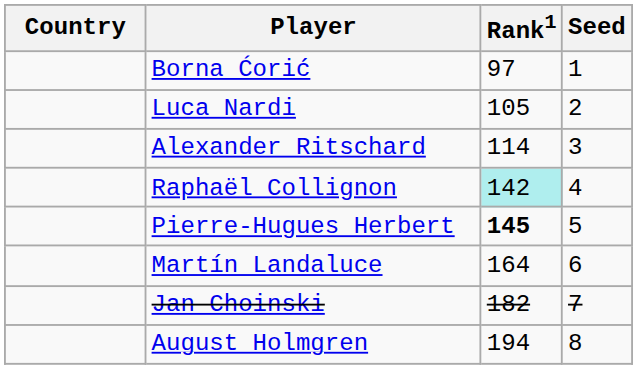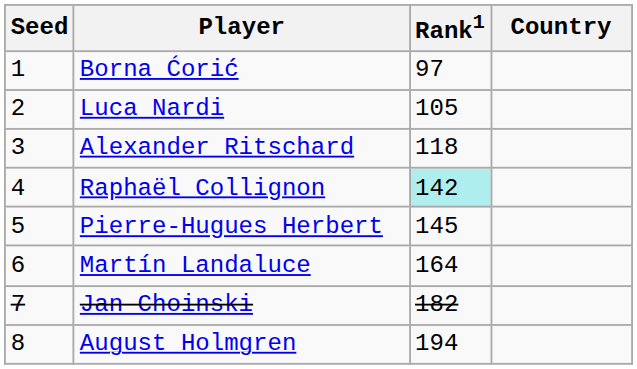columns swapped: (75, 28) <-> (597, 28)
(508, 148) 114 -> (437, 148) 118
(508, 227) bold -> (437, 227) normal
